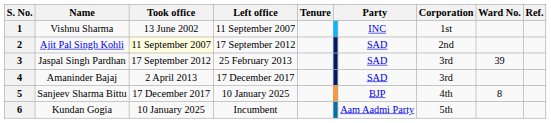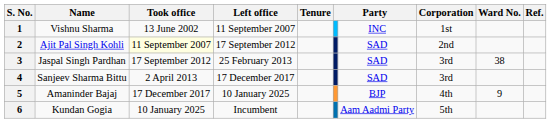(500, 61) 39 -> (500, 61) 38
(82, 77) Amaninder Bajaj -> (82, 77) Sanjeev Sharma Bittu
(82, 93) Sanjeev Sharma Bittu -> (82, 93) Amaninder Bajaj
(500, 93) 8 -> (500, 93) 9
